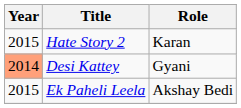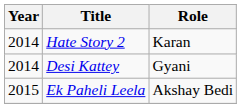(24, 41) 2015 -> (24, 41) 2014
(24, 66) lightsalmon background -> (24, 66) no background
